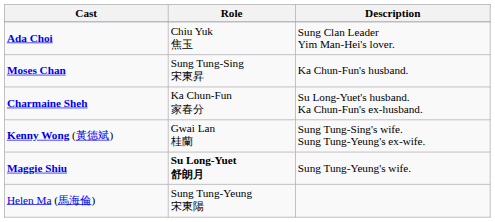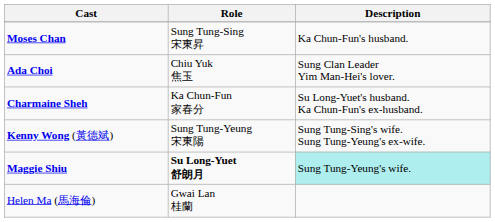rows swapped: (36, 70) <-> (30, 38)
(193, 135) Gwai Lan 桂蘭 -> (211, 135) Sung Tung-Yeung 宋東陽
(354, 168) no background -> (354, 168) paleturquoise background
(211, 200) Sung Tung-Yeung 宋東陽 -> (193, 200) Gwai Lan 桂蘭
